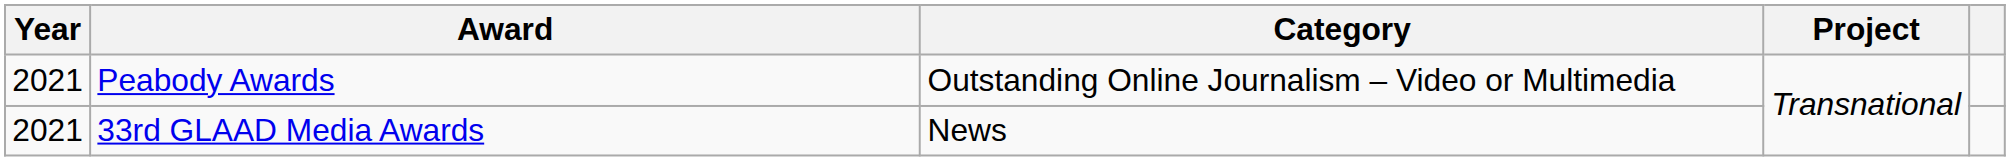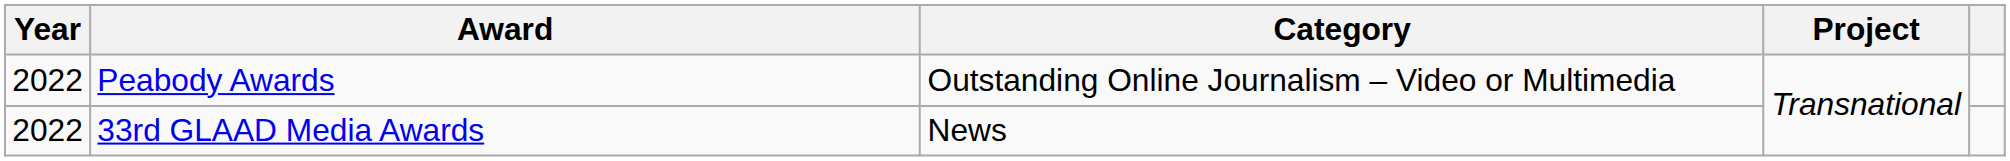(48, 79) 2021 -> (48, 79) 2022
(48, 130) 2021 -> (48, 130) 2022
